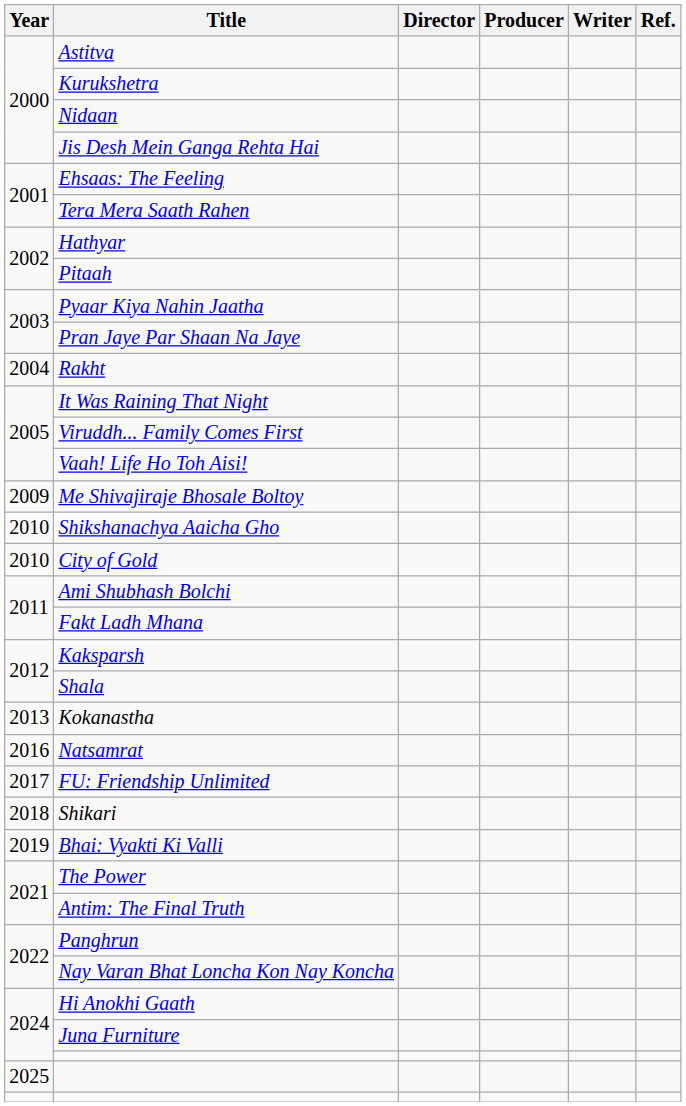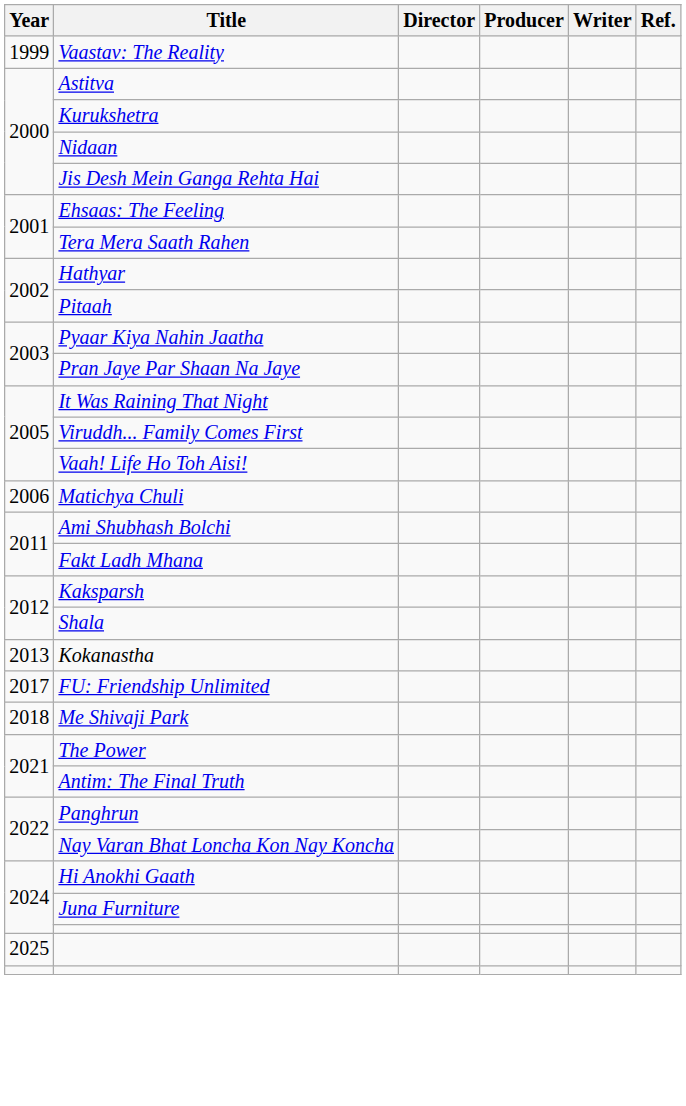+ row: (29, 52)
- row: (29, 369)
+ row: (29, 496)
- row: (29, 496)
- row: (29, 527)
- row: (29, 559)
- row: (29, 749)
+ row: (29, 718)
- row: (29, 813)
- row: (29, 845)
